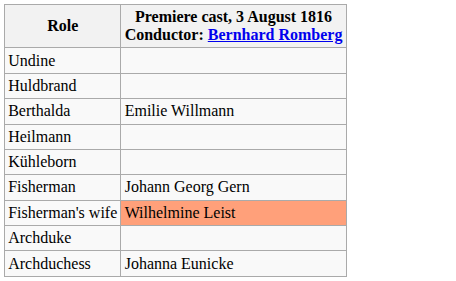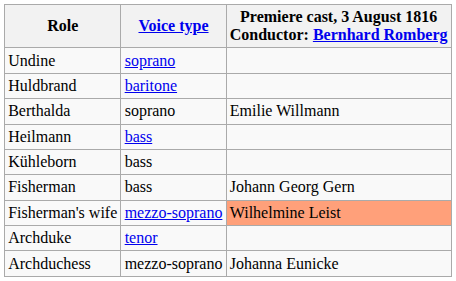+ column: (174, 26)
